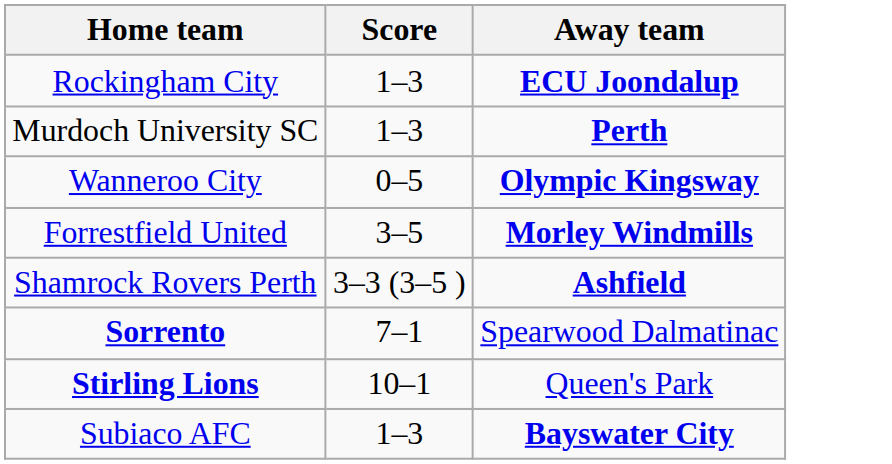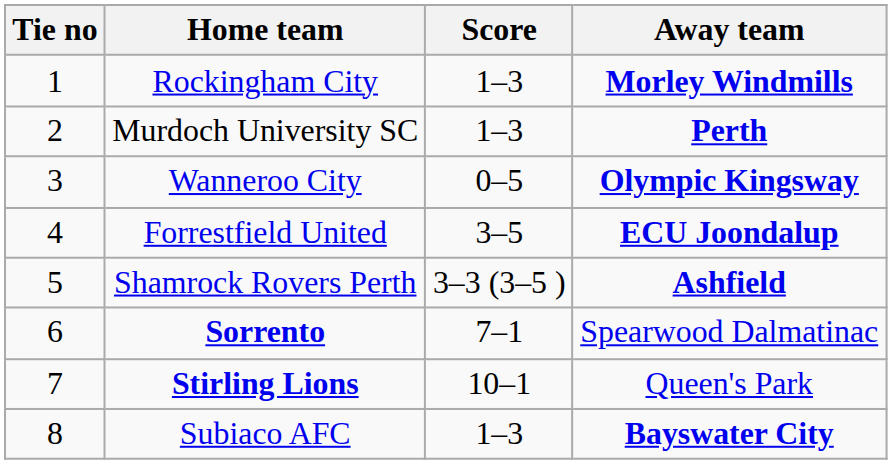+ column: (55, 29)
(629, 80) ECU Joondalup -> (729, 80) Morley Windmills
(629, 231) Morley Windmills -> (729, 231) ECU Joondalup
